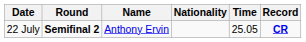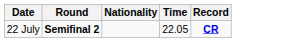- column: (137, 12)
(245, 29) 25.05 -> (175, 29) 22.05
